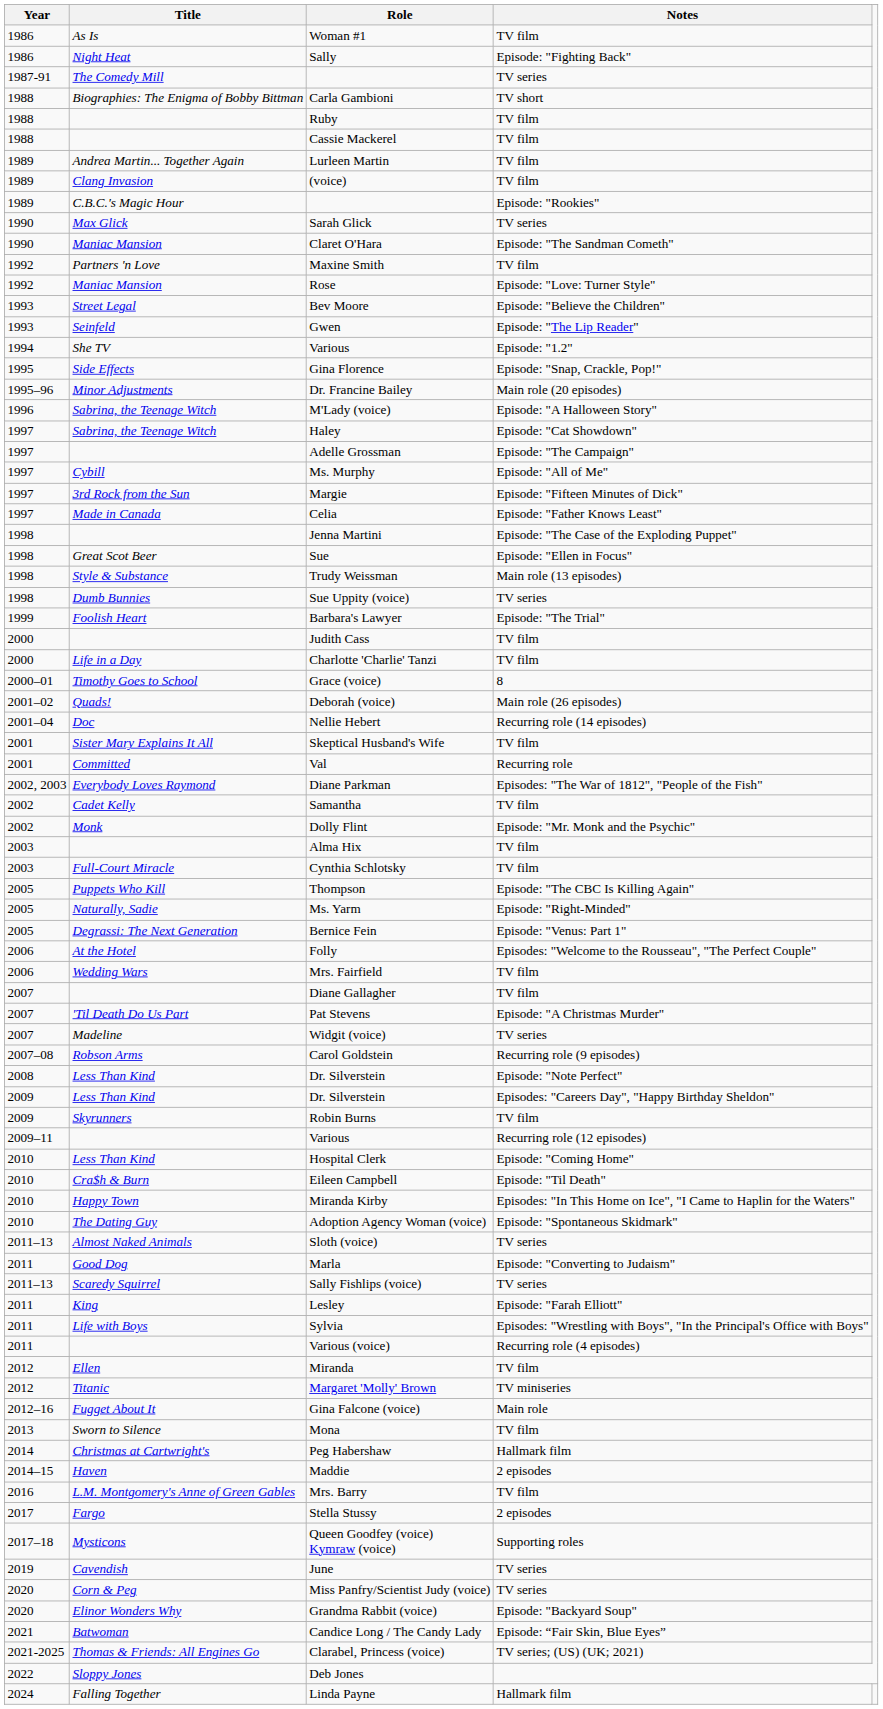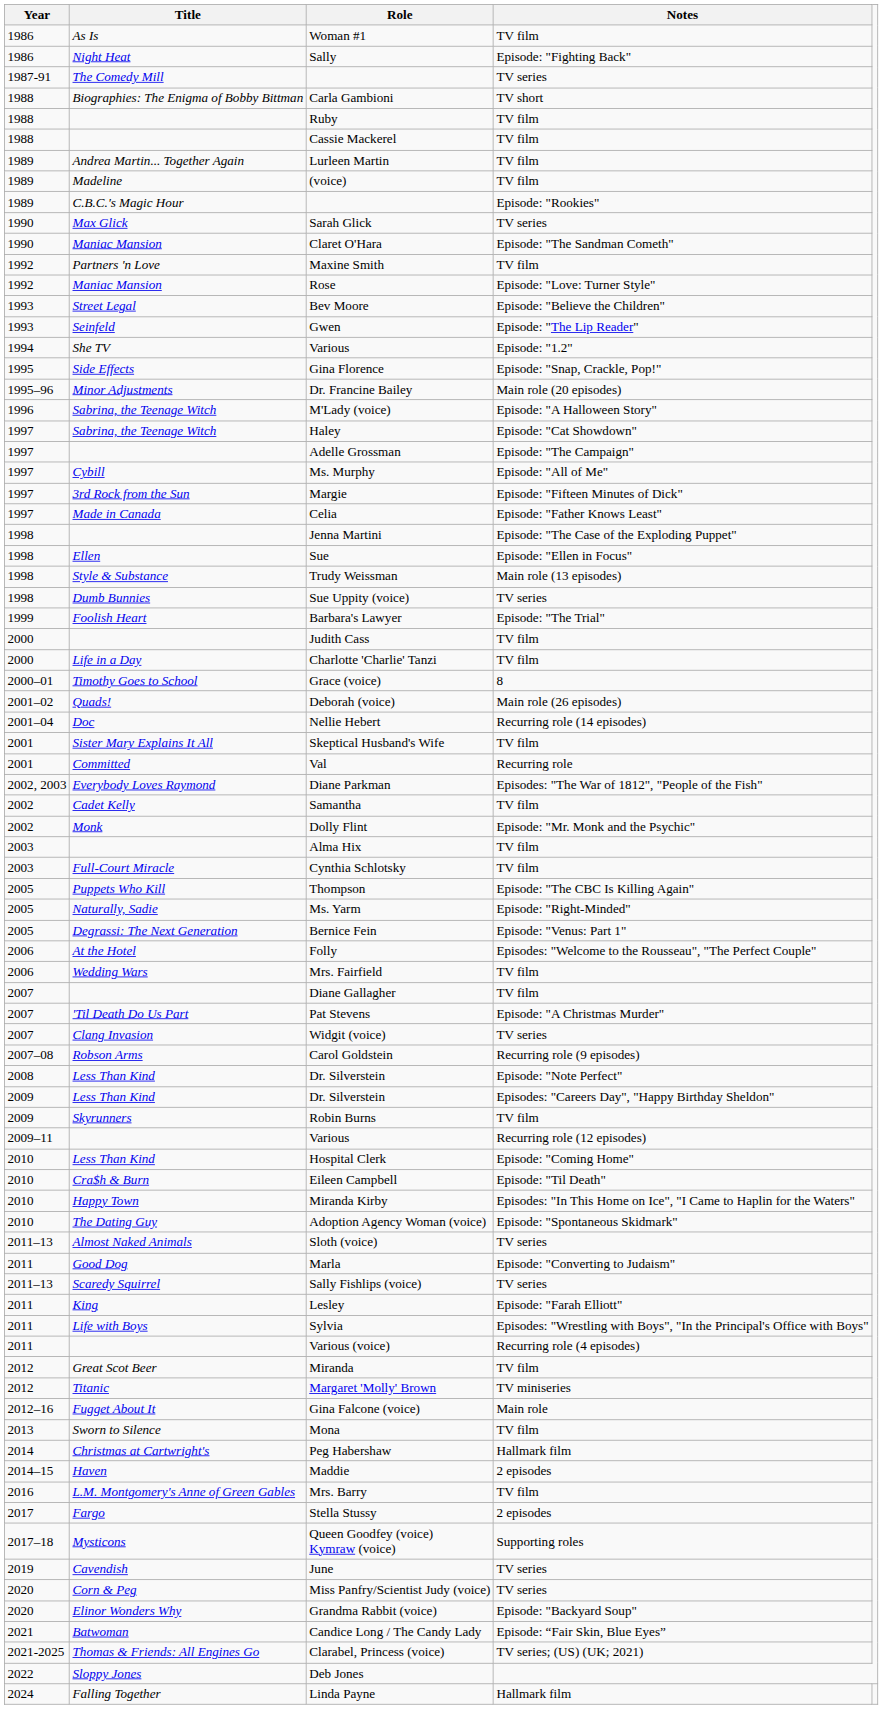(113, 181) Clang Invasion -> (97, 181) Madeline
(115, 555) Great Scot Beer -> (86, 555) Ellen
(97, 1034) Madeline -> (113, 1034) Clang Invasion
(86, 1367) Ellen -> (115, 1367) Great Scot Beer
